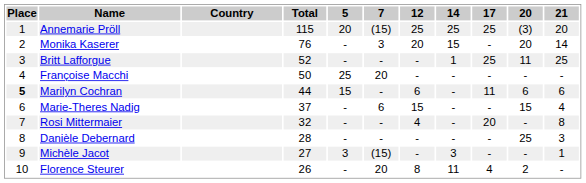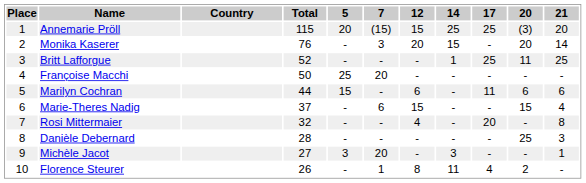(417, 29) 25 -> (417, 29) 15
(22, 91) bold -> (22, 91) normal
(381, 154) (15) -> (381, 154) 20
(381, 169) 20 -> (381, 169) 1
